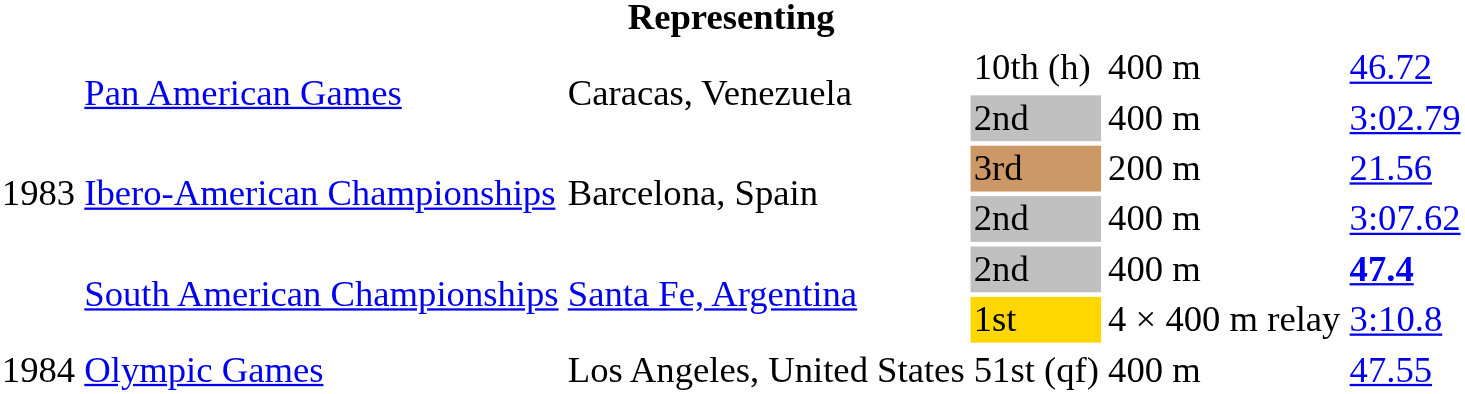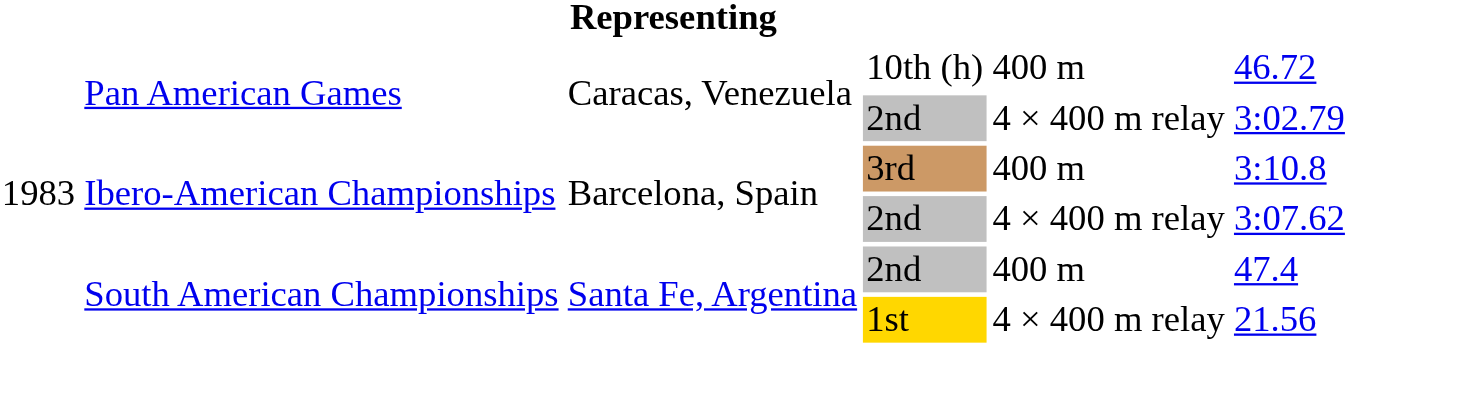(1154, 117) 400 m -> (1109, 117) 4 × 400 m relay
(1154, 167) 200 m -> (1039, 167) 400 m
(1391, 167) 21.56 -> (1280, 167) 3:10.8
(1154, 218) 400 m -> (1109, 218) 4 × 400 m relay
(1382, 268) bold -> (1266, 268) normal
(1396, 319) 3:10.8 -> (1275, 319) 21.56
- row: (204, 369)
